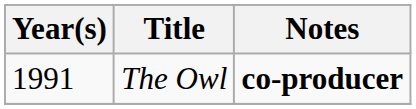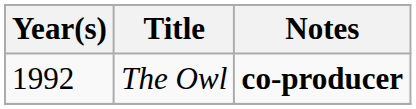(43, 78) 1991 -> (43, 78) 1992
